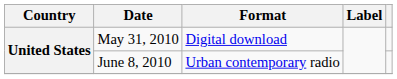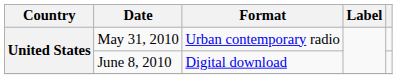(236, 39) Digital download -> (263, 39) Urban contemporary radio
(263, 62) Urban contemporary radio -> (236, 62) Digital download
